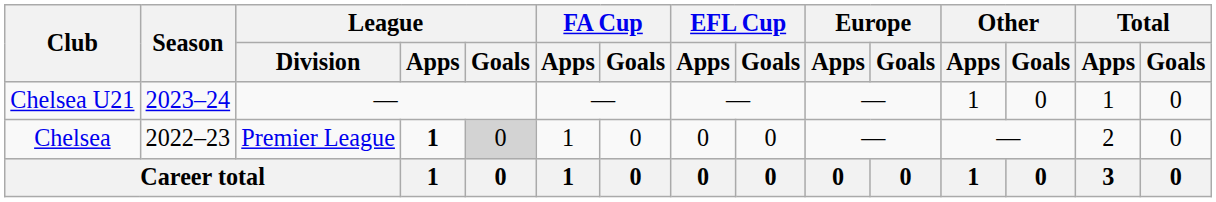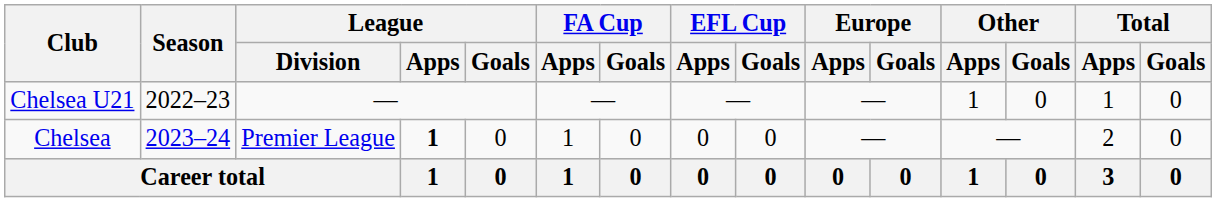(188, 100) 2023–24 -> (188, 100) 2022–23
(188, 138) 2022–23 -> (188, 138) 2023–24
(500, 138) lightgrey background -> (500, 138) no background
